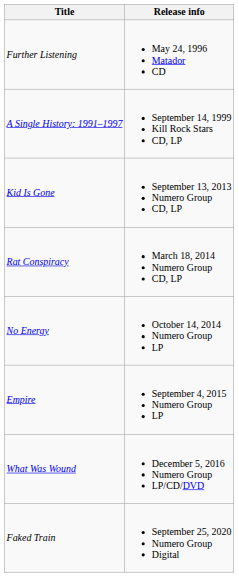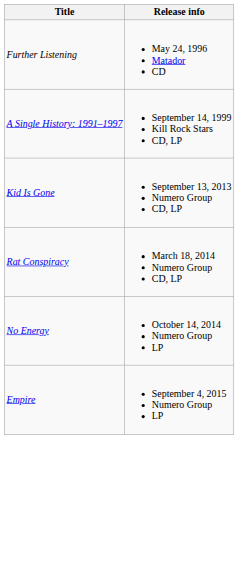- row: (41, 469)
- row: (31, 538)
